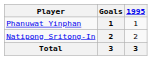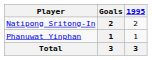rows swapped: (51, 36) <-> (44, 23)
